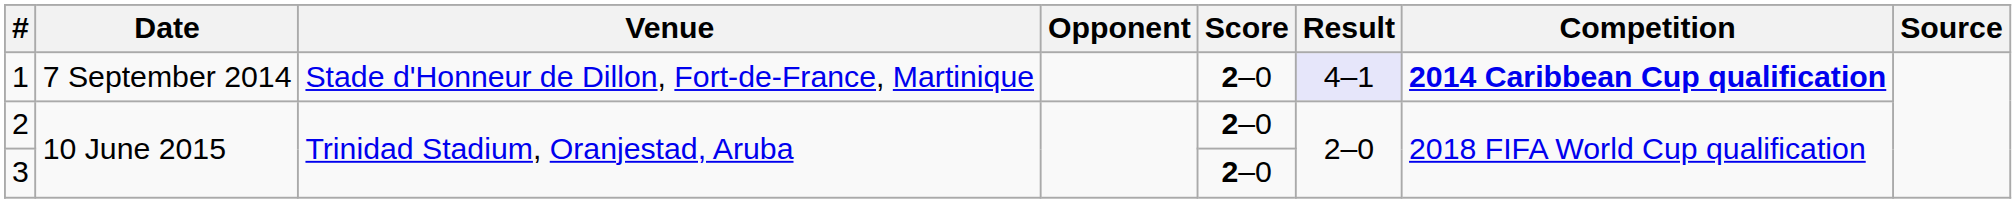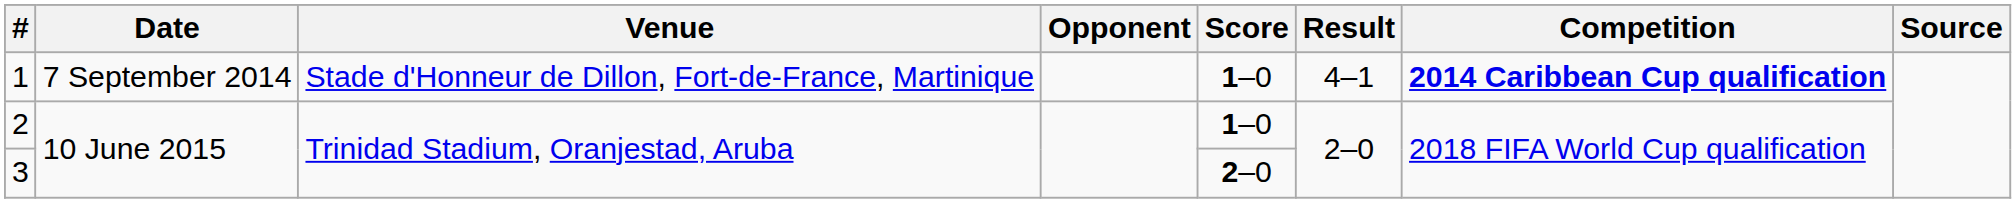(1247, 76) 2–0 -> (1247, 76) 1–0
(1349, 76) lavender background -> (1349, 76) no background
(1247, 124) 2–0 -> (1247, 124) 1–0
